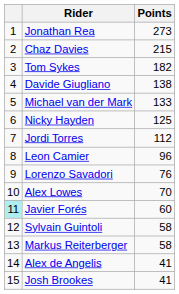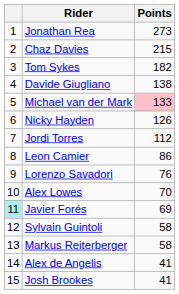(162, 102) no background -> (162, 102) pink background
(162, 120) 125 -> (162, 120) 126
(165, 156) 96 -> (165, 156) 86
(165, 209) 60 -> (165, 209) 69
